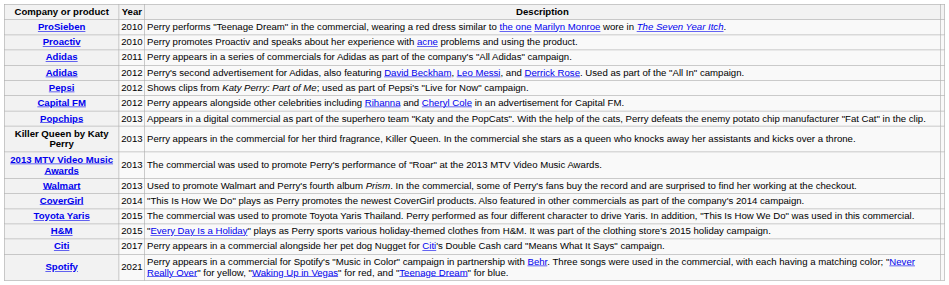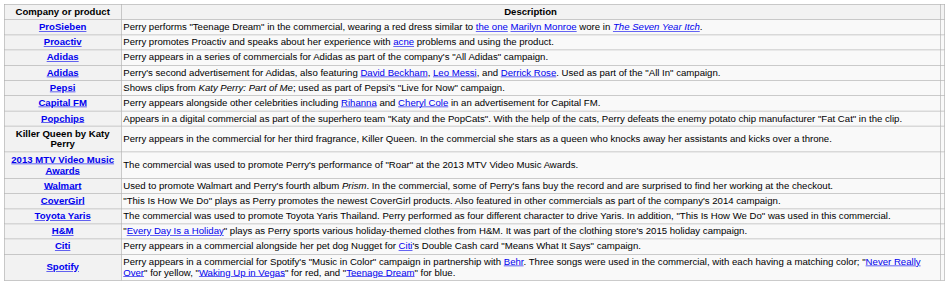- column: (132, 12)
